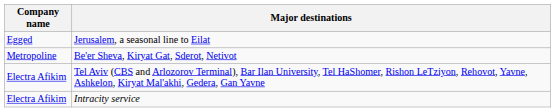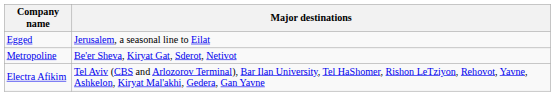- row: (107, 99)
